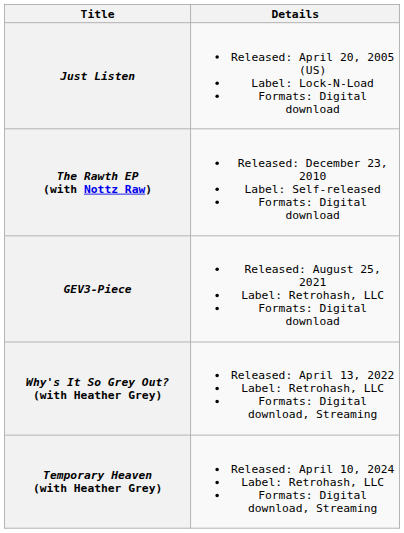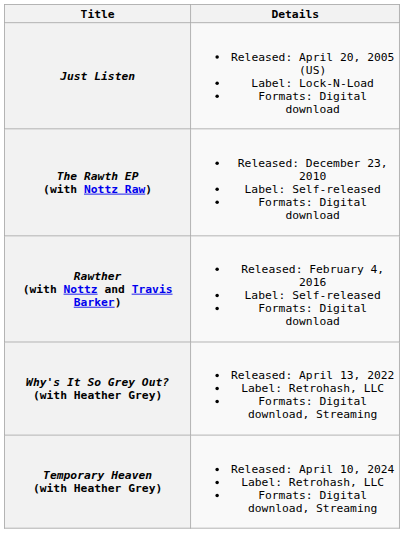+ row: (98, 289)
- row: (98, 289)
